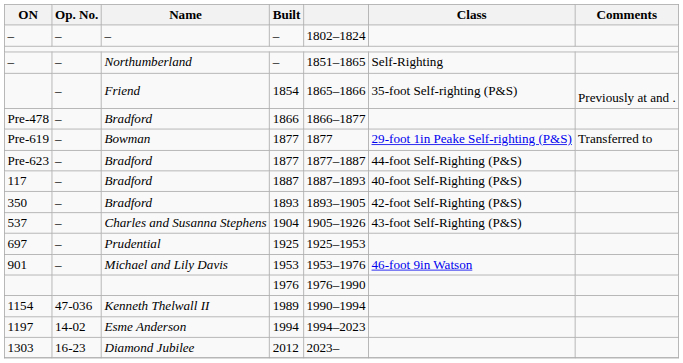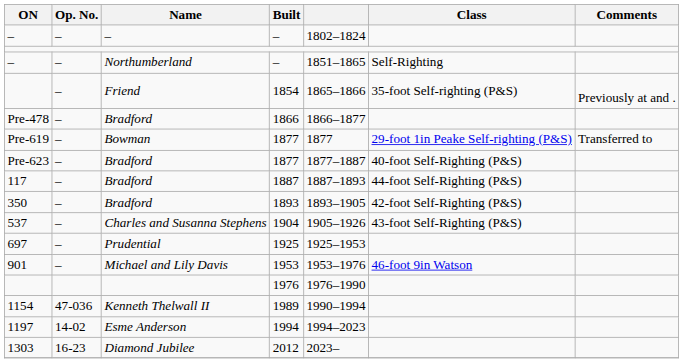(447, 160) 44-foot Self-Righting (P&S) -> (447, 160) 40-foot Self-Righting (P&S)
(447, 181) 40-foot Self-Righting (P&S) -> (447, 181) 44-foot Self-Righting (P&S)
